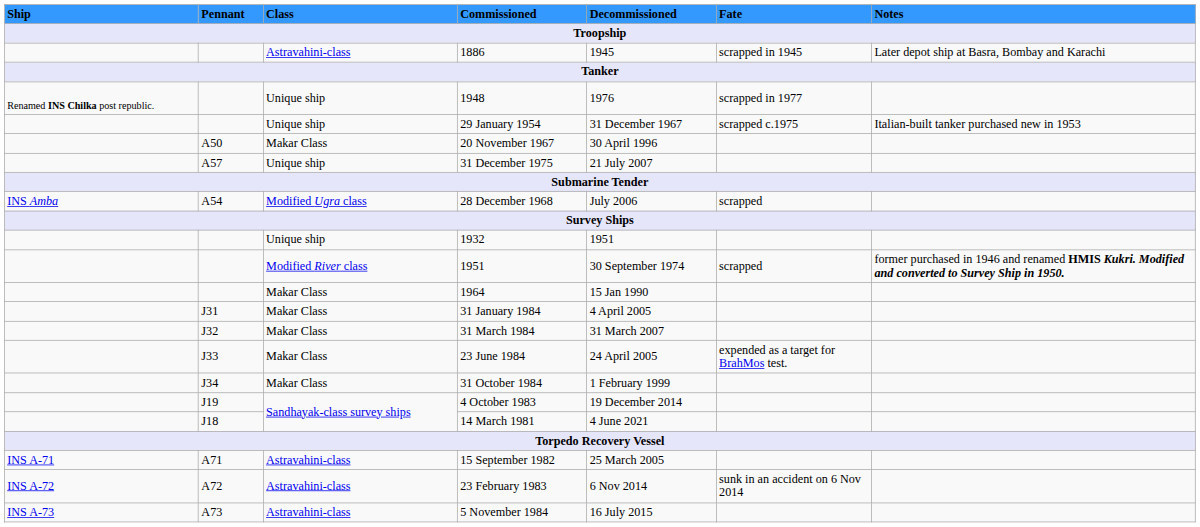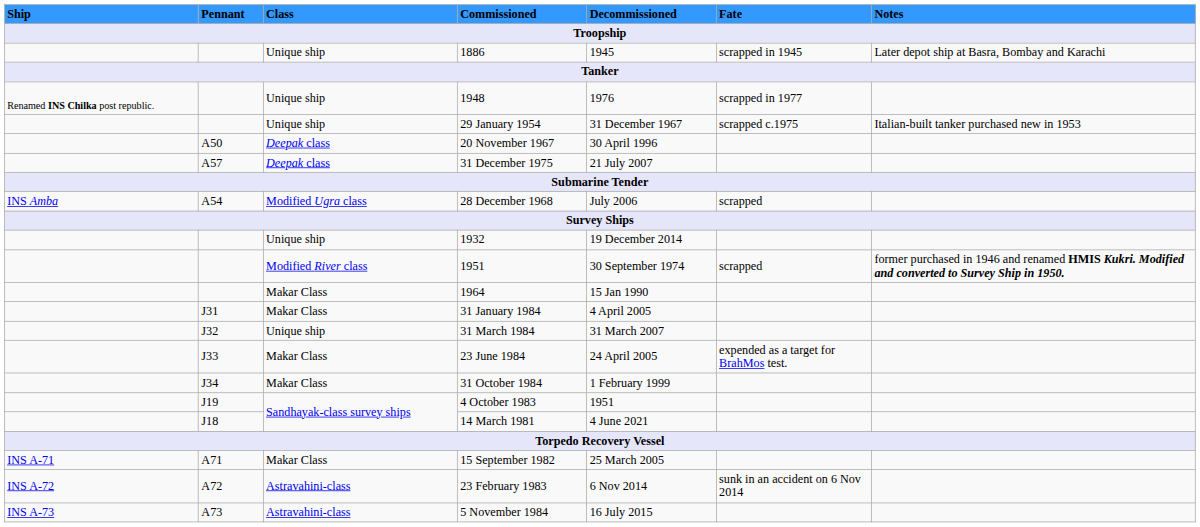(308, 52) Astravahini-class -> (296, 52) Unique ship
(297, 143) Makar Class -> (298, 143) Deepak class
(296, 162) Unique ship -> (298, 162) Deepak class
(602, 239) 1951 -> (636, 239) 19 December 2014
(297, 330) Makar Class -> (296, 330) Unique ship
(636, 402) 19 December 2014 -> (602, 402) 1951
(308, 460) Astravahini-class -> (297, 460) Makar Class
